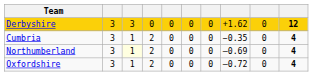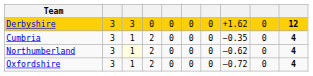(235, 51) –0.69 -> (235, 51) –0.62
